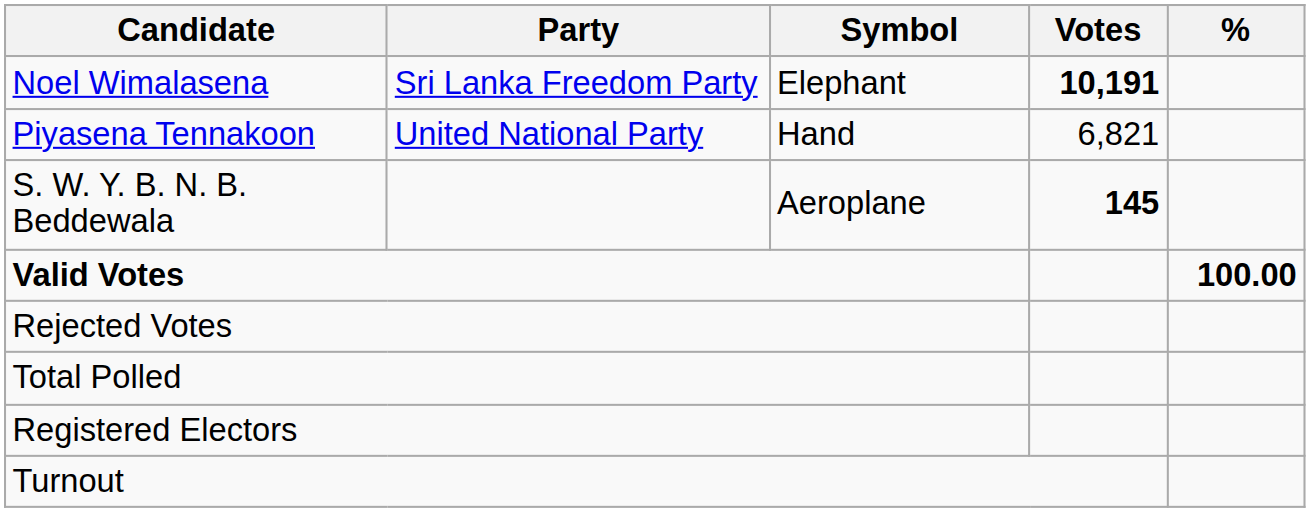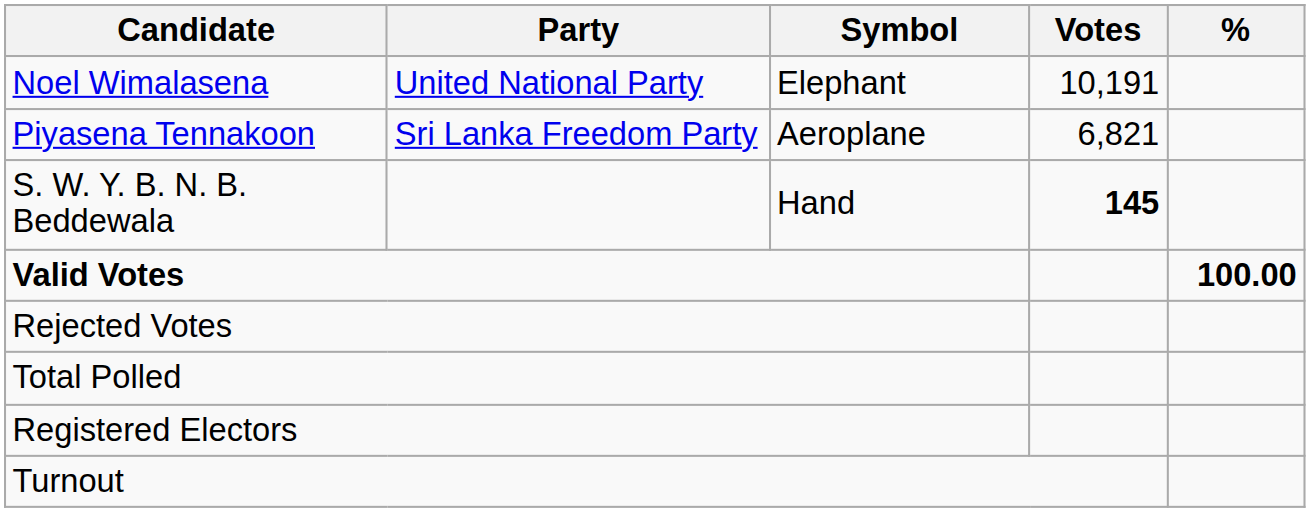(576, 82) Sri Lanka Freedom Party -> (549, 82) United National Party
(1109, 82) bold -> (1109, 82) normal
(549, 133) United National Party -> (576, 133) Sri Lanka Freedom Party
(816, 133) Hand -> (851, 133) Aeroplane
(851, 204) Aeroplane -> (816, 204) Hand
